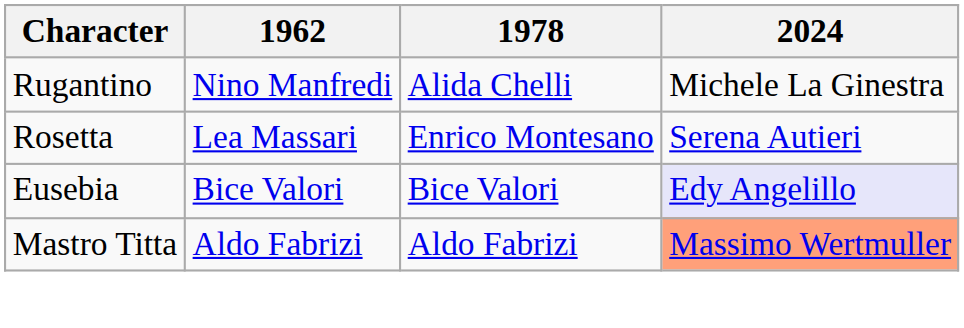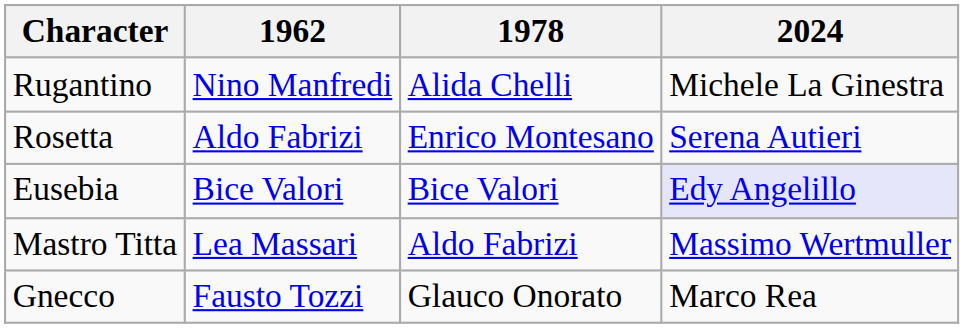(275, 137) Lea Massari -> (278, 137) Aldo Fabrizi
(278, 243) Aldo Fabrizi -> (275, 243) Lea Massari
(810, 243) lightsalmon background -> (810, 243) no background
+ row: (64, 296)
